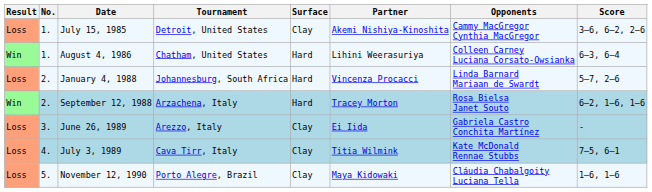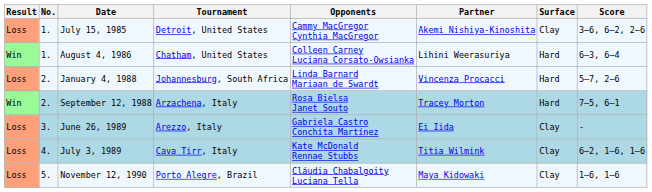columns swapped: (310, 11) <-> (514, 11)
(612, 103) 6–2, 1–6, 1–6 -> (599, 103) 7–5, 6–1
(599, 151) 7–5, 6–1 -> (612, 151) 6–2, 1–6, 1–6
